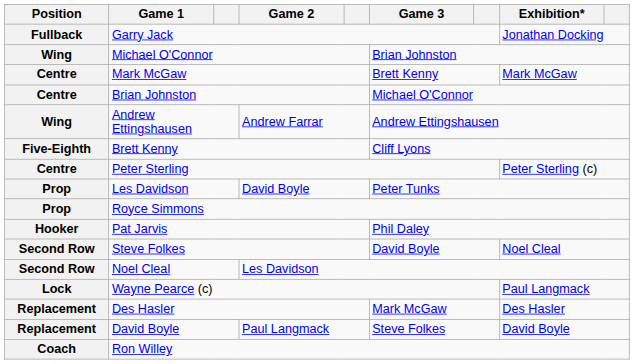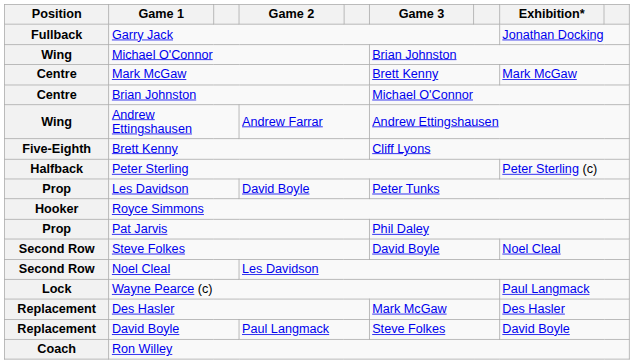(57, 169) Centre -> (57, 169) Halfback
(57, 209) Prop -> (57, 209) Hooker
(57, 229) Hooker -> (57, 229) Prop
